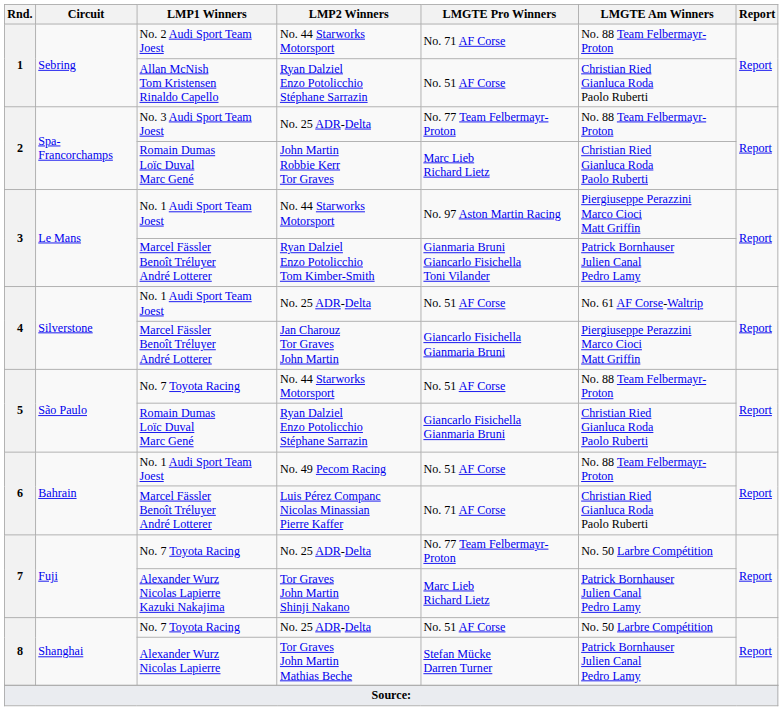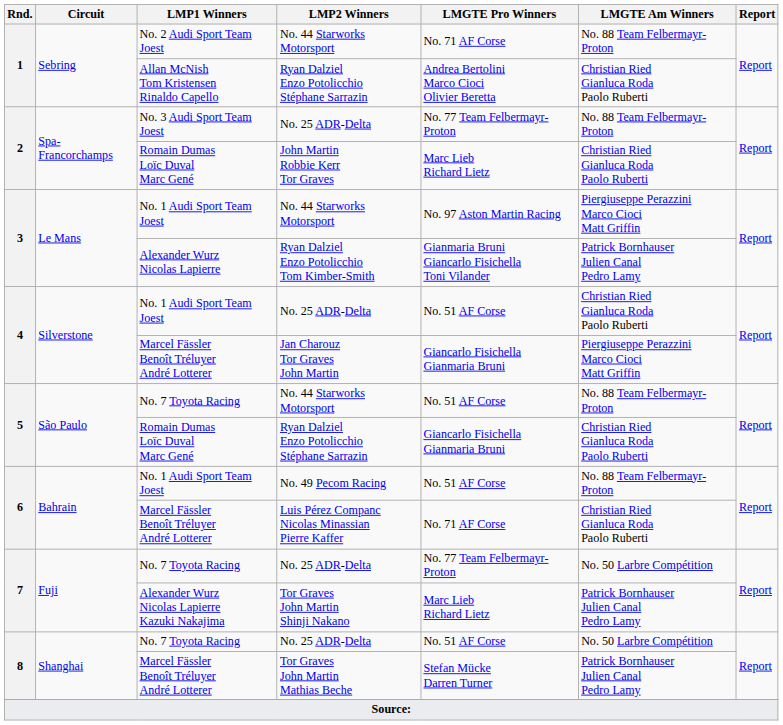(464, 82) No. 51 AF Corse -> (464, 82) Andrea Bertolini Marco Cioci Olivier Beretta
(178, 262) Marcel Fässler Benoît Tréluyer André Lotterer -> (180, 262) Alexander Wurz Nicolas Lapierre
(642, 303) No. 61 AF Corse-Waltrip -> (617, 310) Christian Ried Gianluca Roda Paolo Ruberti
(180, 661) Alexander Wurz Nicolas Lapierre -> (178, 675) Marcel Fässler Benoît Tréluyer André Lotterer
